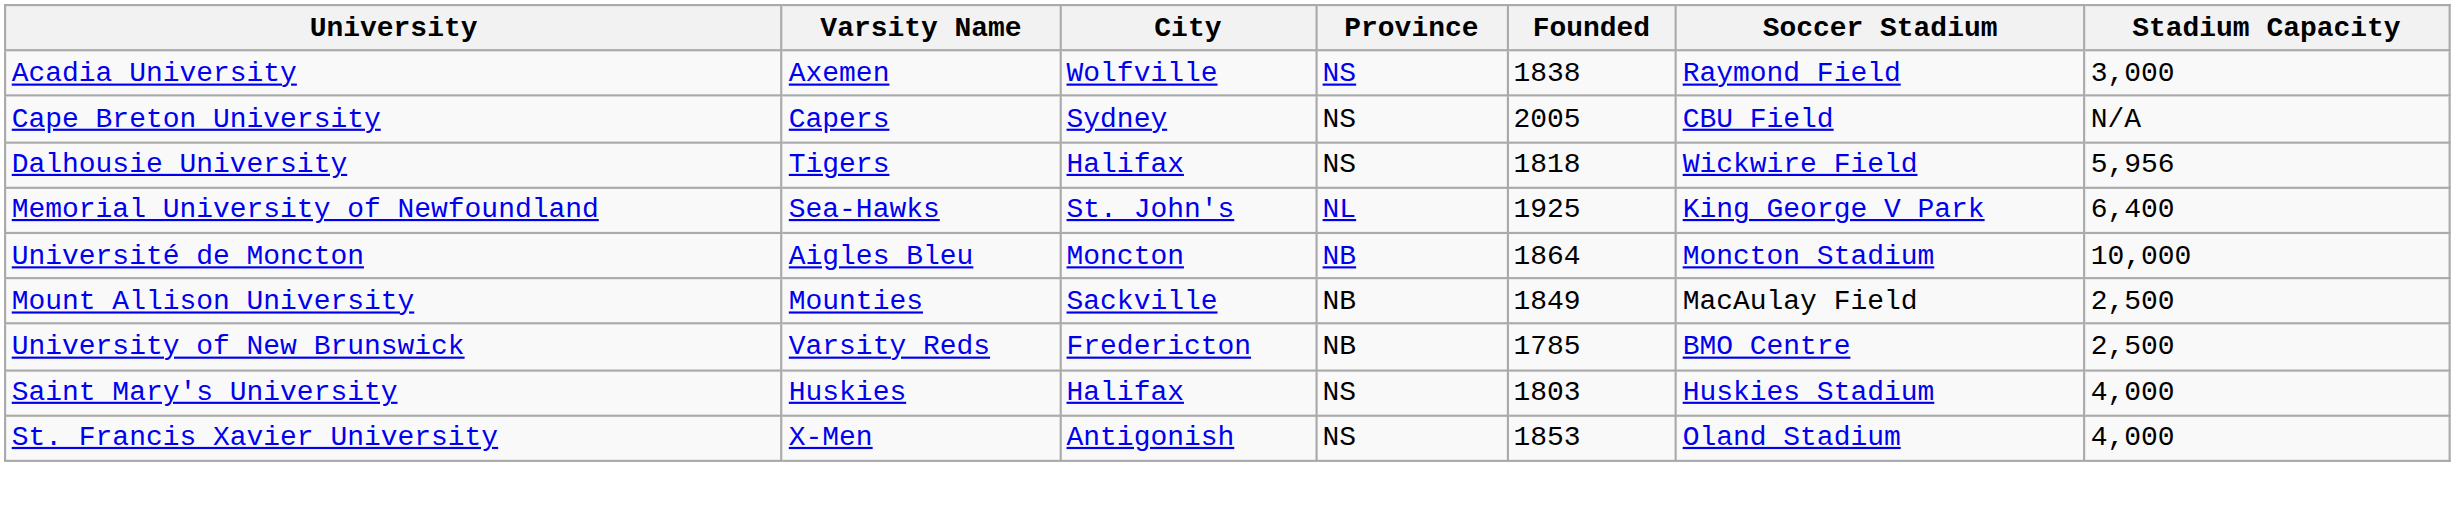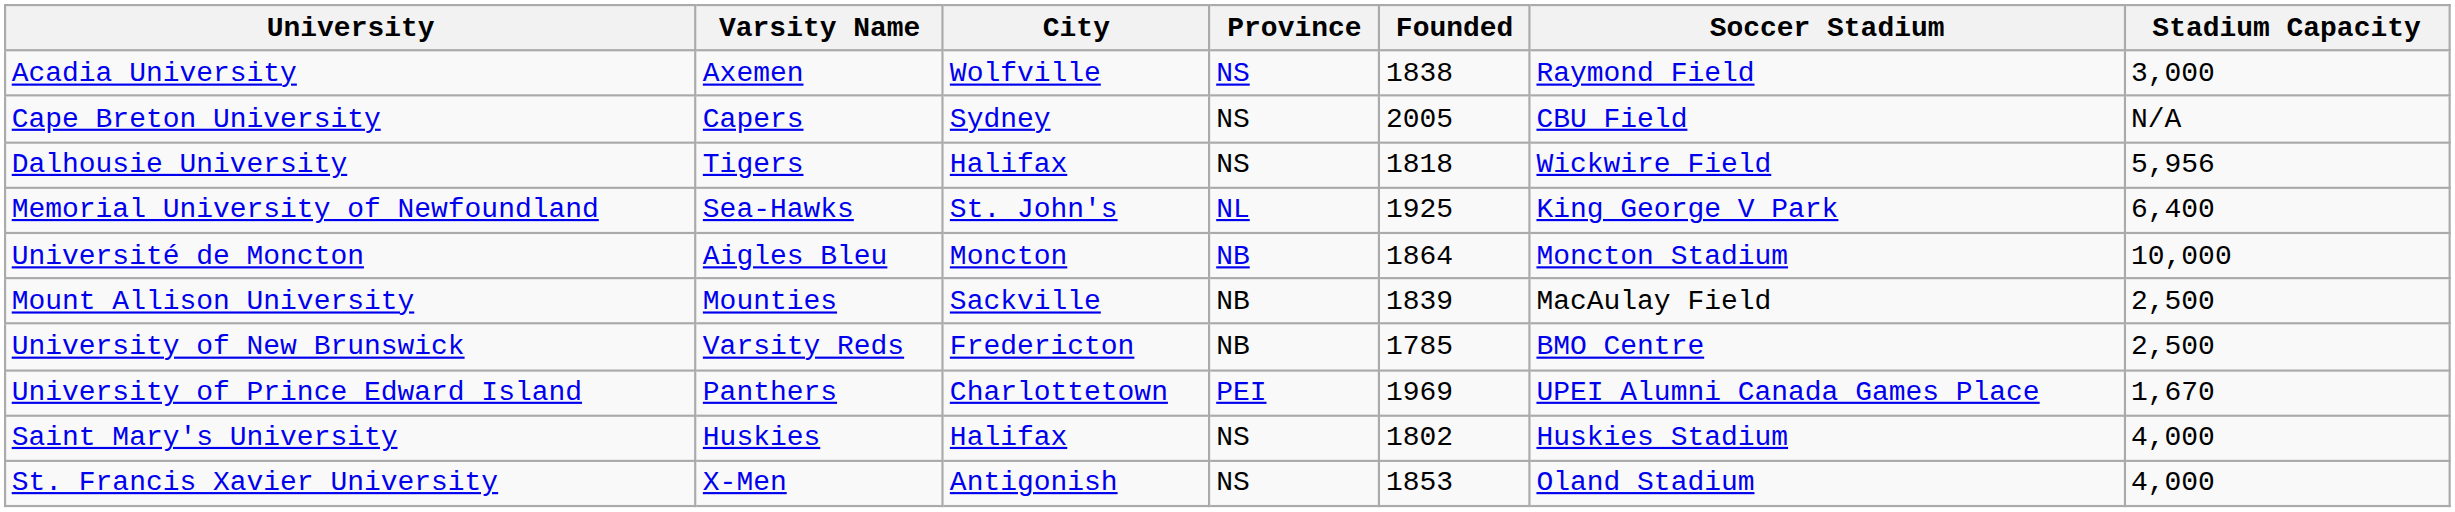(1547, 301) 1849 -> (1420, 301) 1839
+ row: (297, 392)
(1547, 392) 1803 -> (1420, 438) 1802
